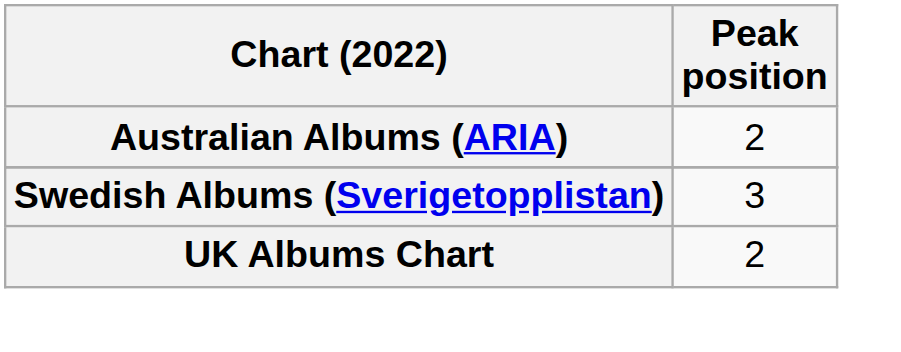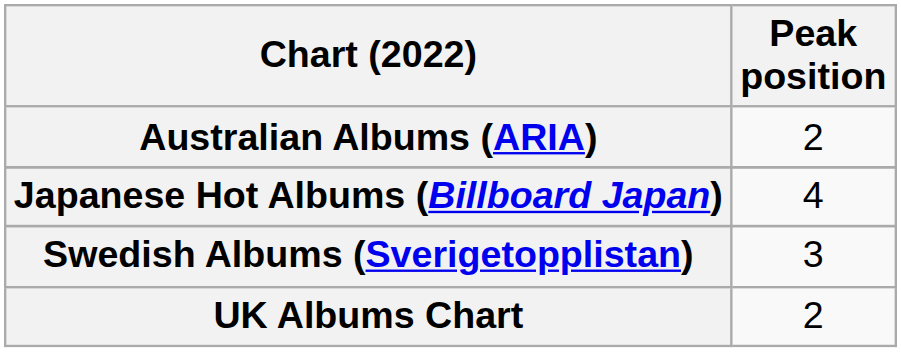+ row: (368, 195)
